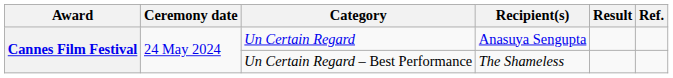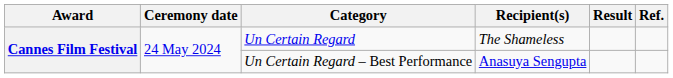(533, 38) Anasuya Sengupta -> (521, 38) The Shameless
(521, 61) The Shameless -> (533, 61) Anasuya Sengupta
